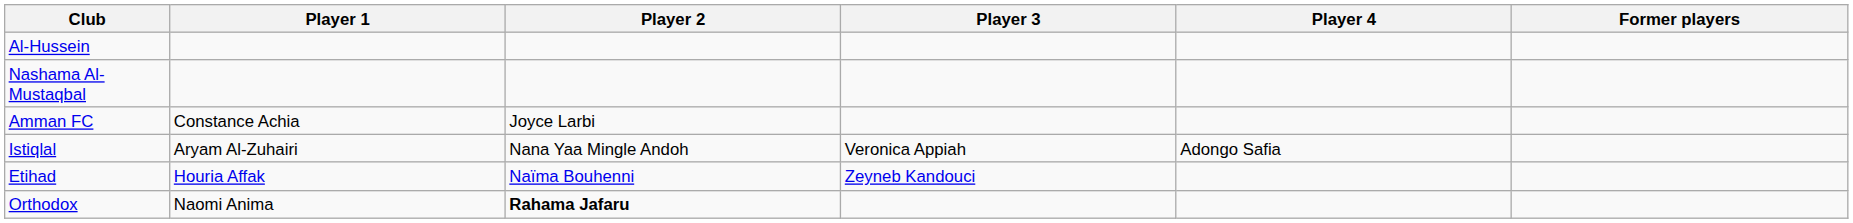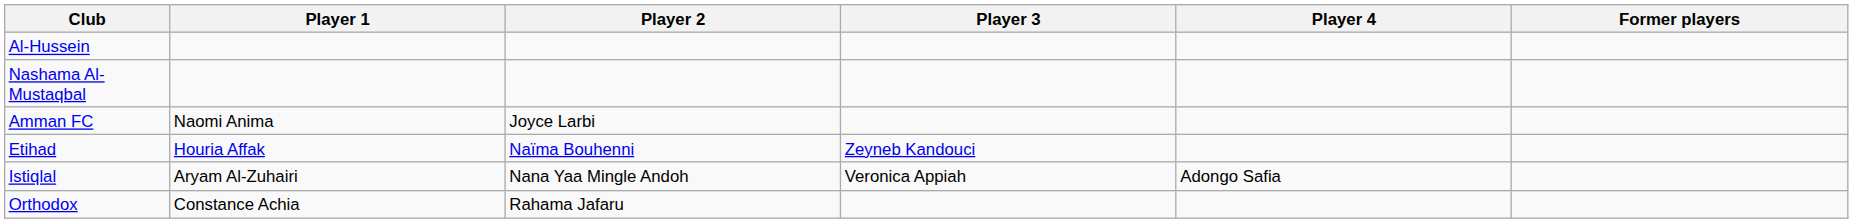(237, 121) Constance Achia -> (224, 121) Naomi Anima
rows swapped: (32, 176) <-> (32, 148)
(224, 204) Naomi Anima -> (237, 204) Constance Achia
(569, 204) bold -> (567, 204) normal
